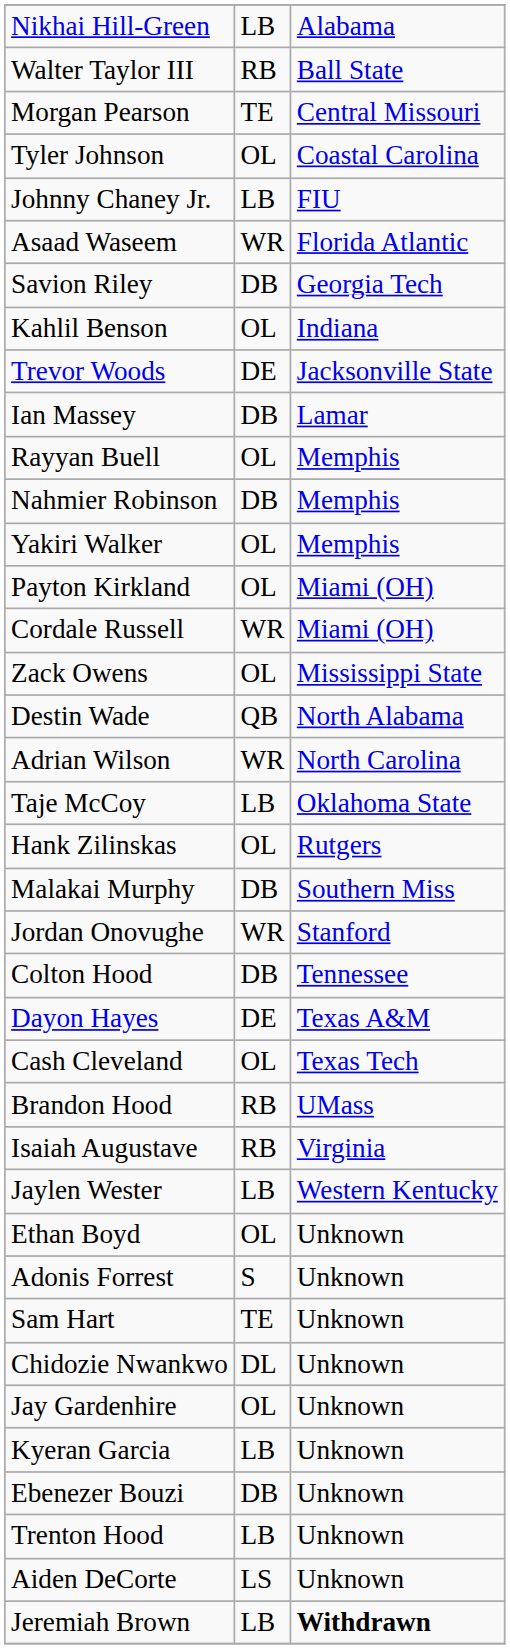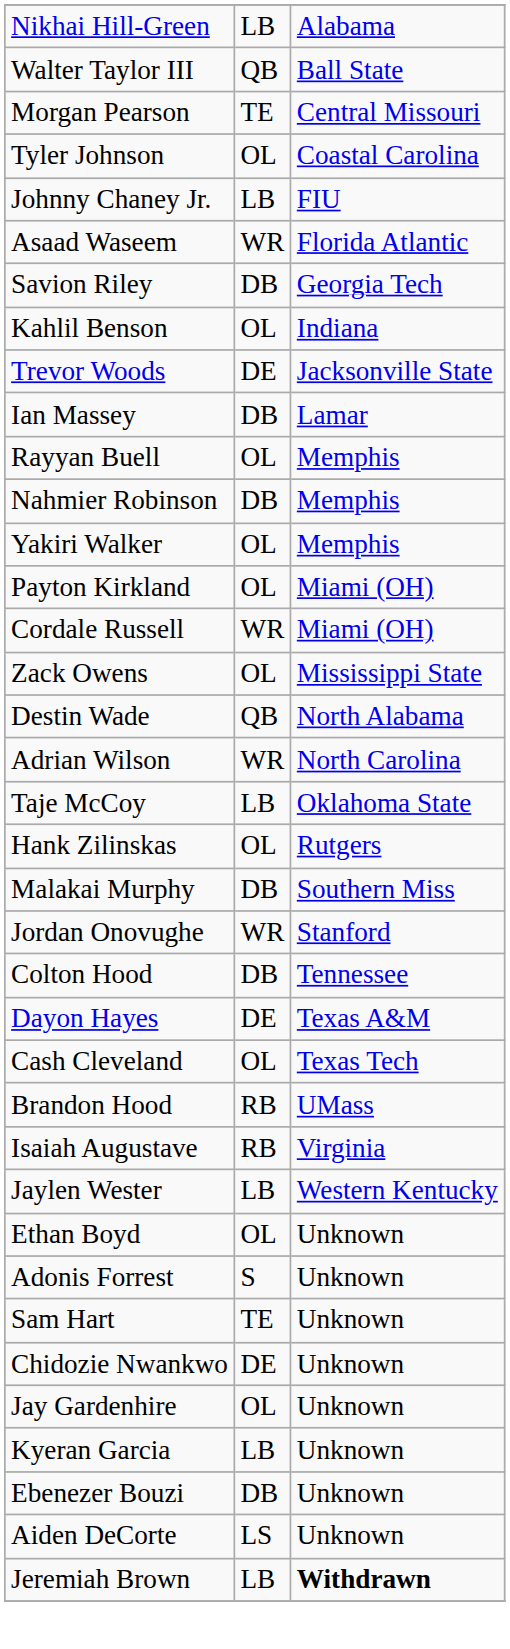(259, 69) RB -> (259, 69) QB
(259, 1363) DL -> (259, 1363) DE
- row: (87, 1535)
